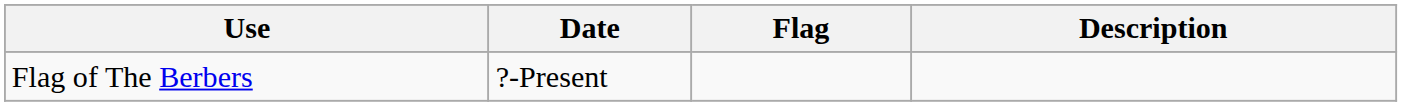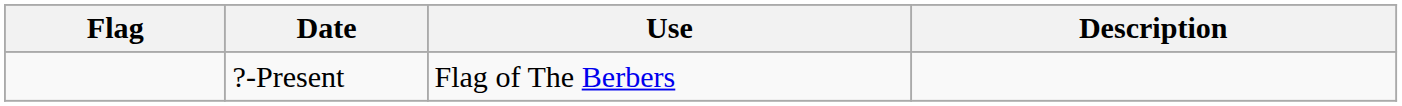columns swapped: (801, 28) <-> (247, 28)
